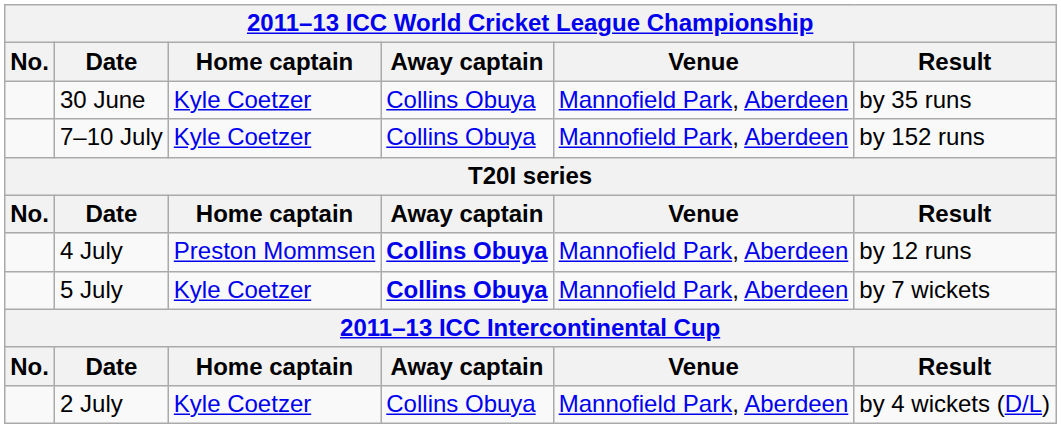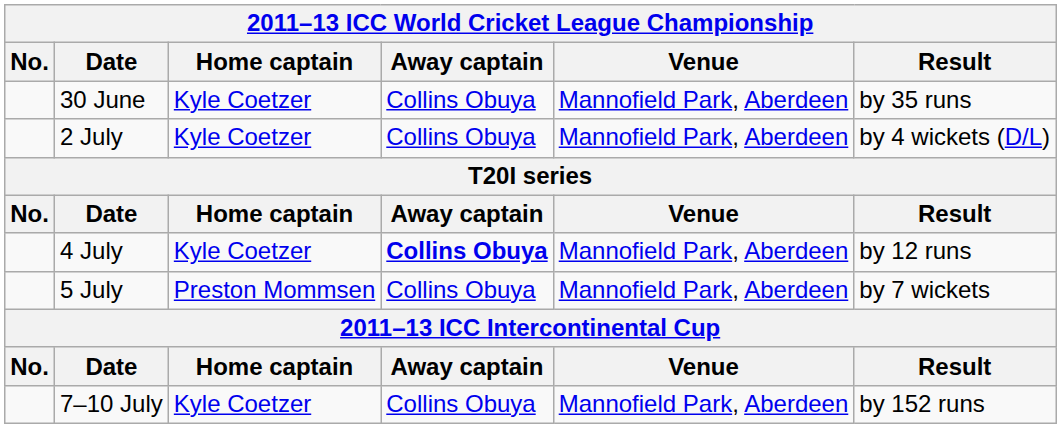rows swapped: (91, 404) <-> (111, 137)
(275, 251) Preston Mommsen -> (243, 251) Kyle Coetzer
(243, 289) Kyle Coetzer -> (275, 289) Preston Mommsen
(467, 289) bold -> (461, 289) normal
